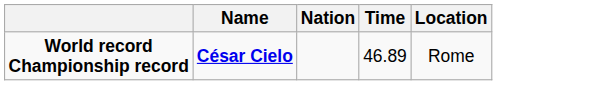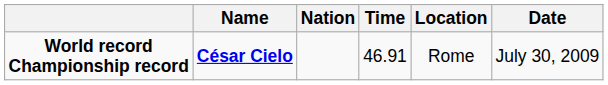+ column: (547, 18)
(385, 55) 46.89 -> (385, 55) 46.91
